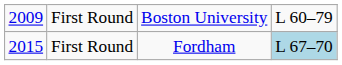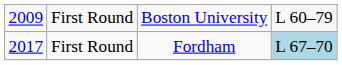(26, 45) 2015 -> (26, 45) 2017
